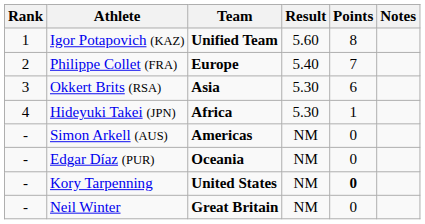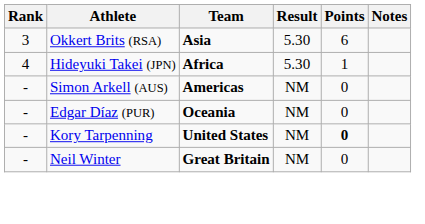- row: (117, 40)
- row: (114, 64)
